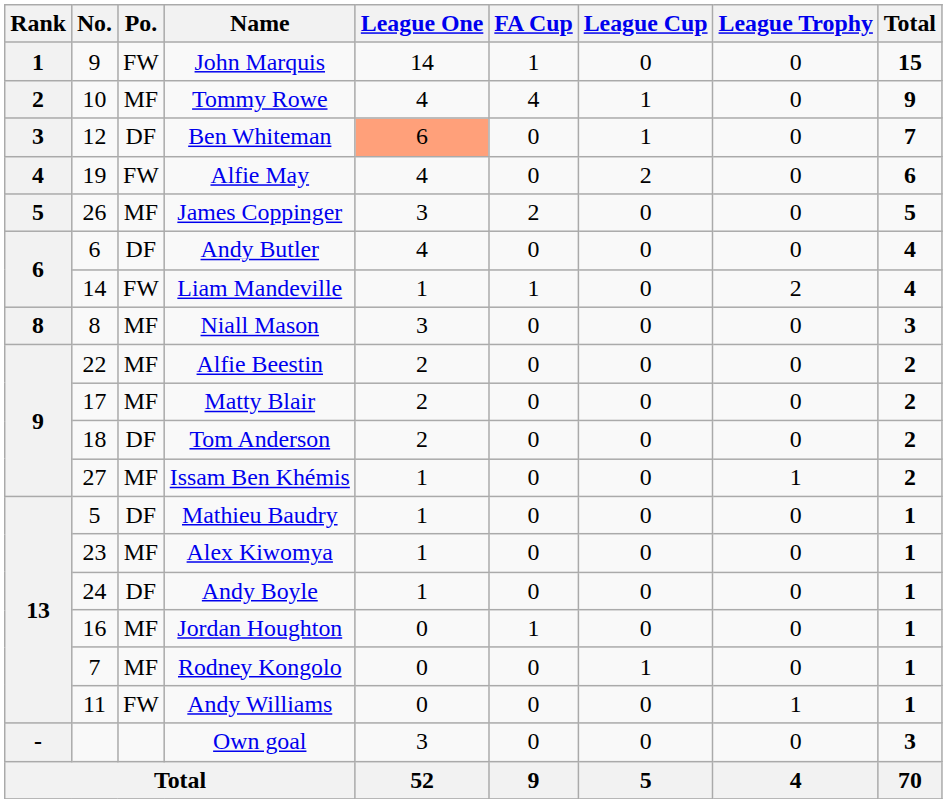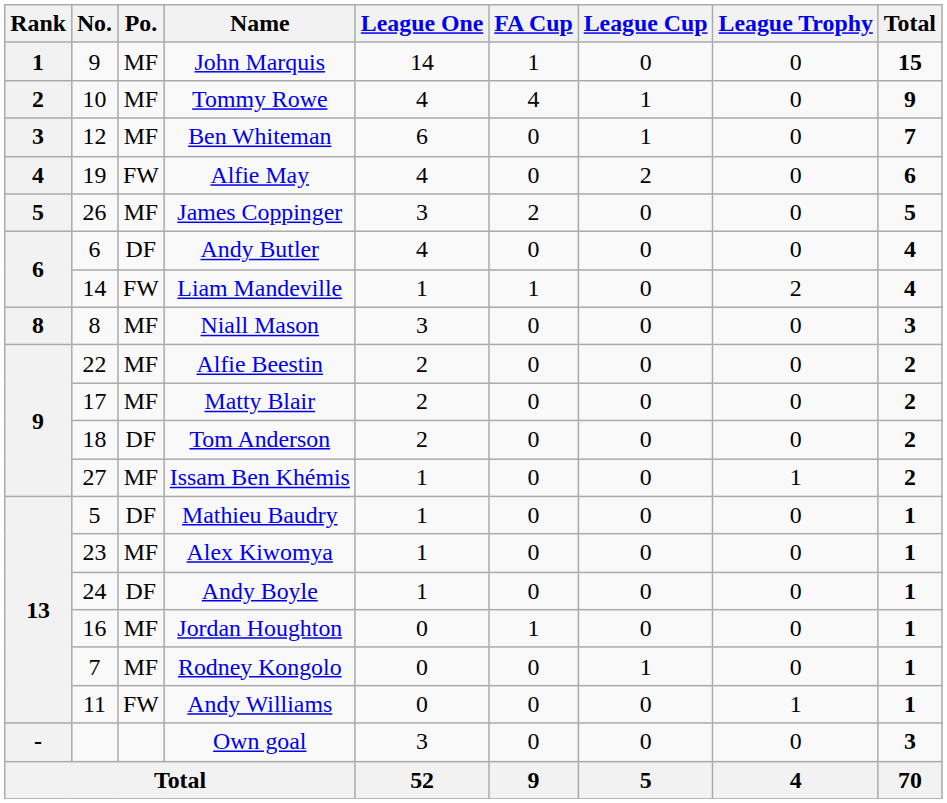(141, 61) FW -> (141, 61) MF
(141, 136) DF -> (141, 136) MF
(422, 136) lightsalmon background -> (422, 136) no background
